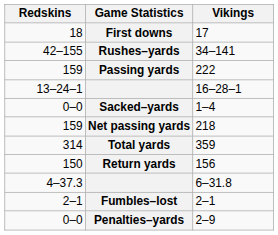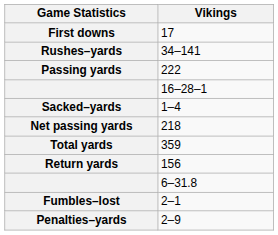- column: (45, 13)
